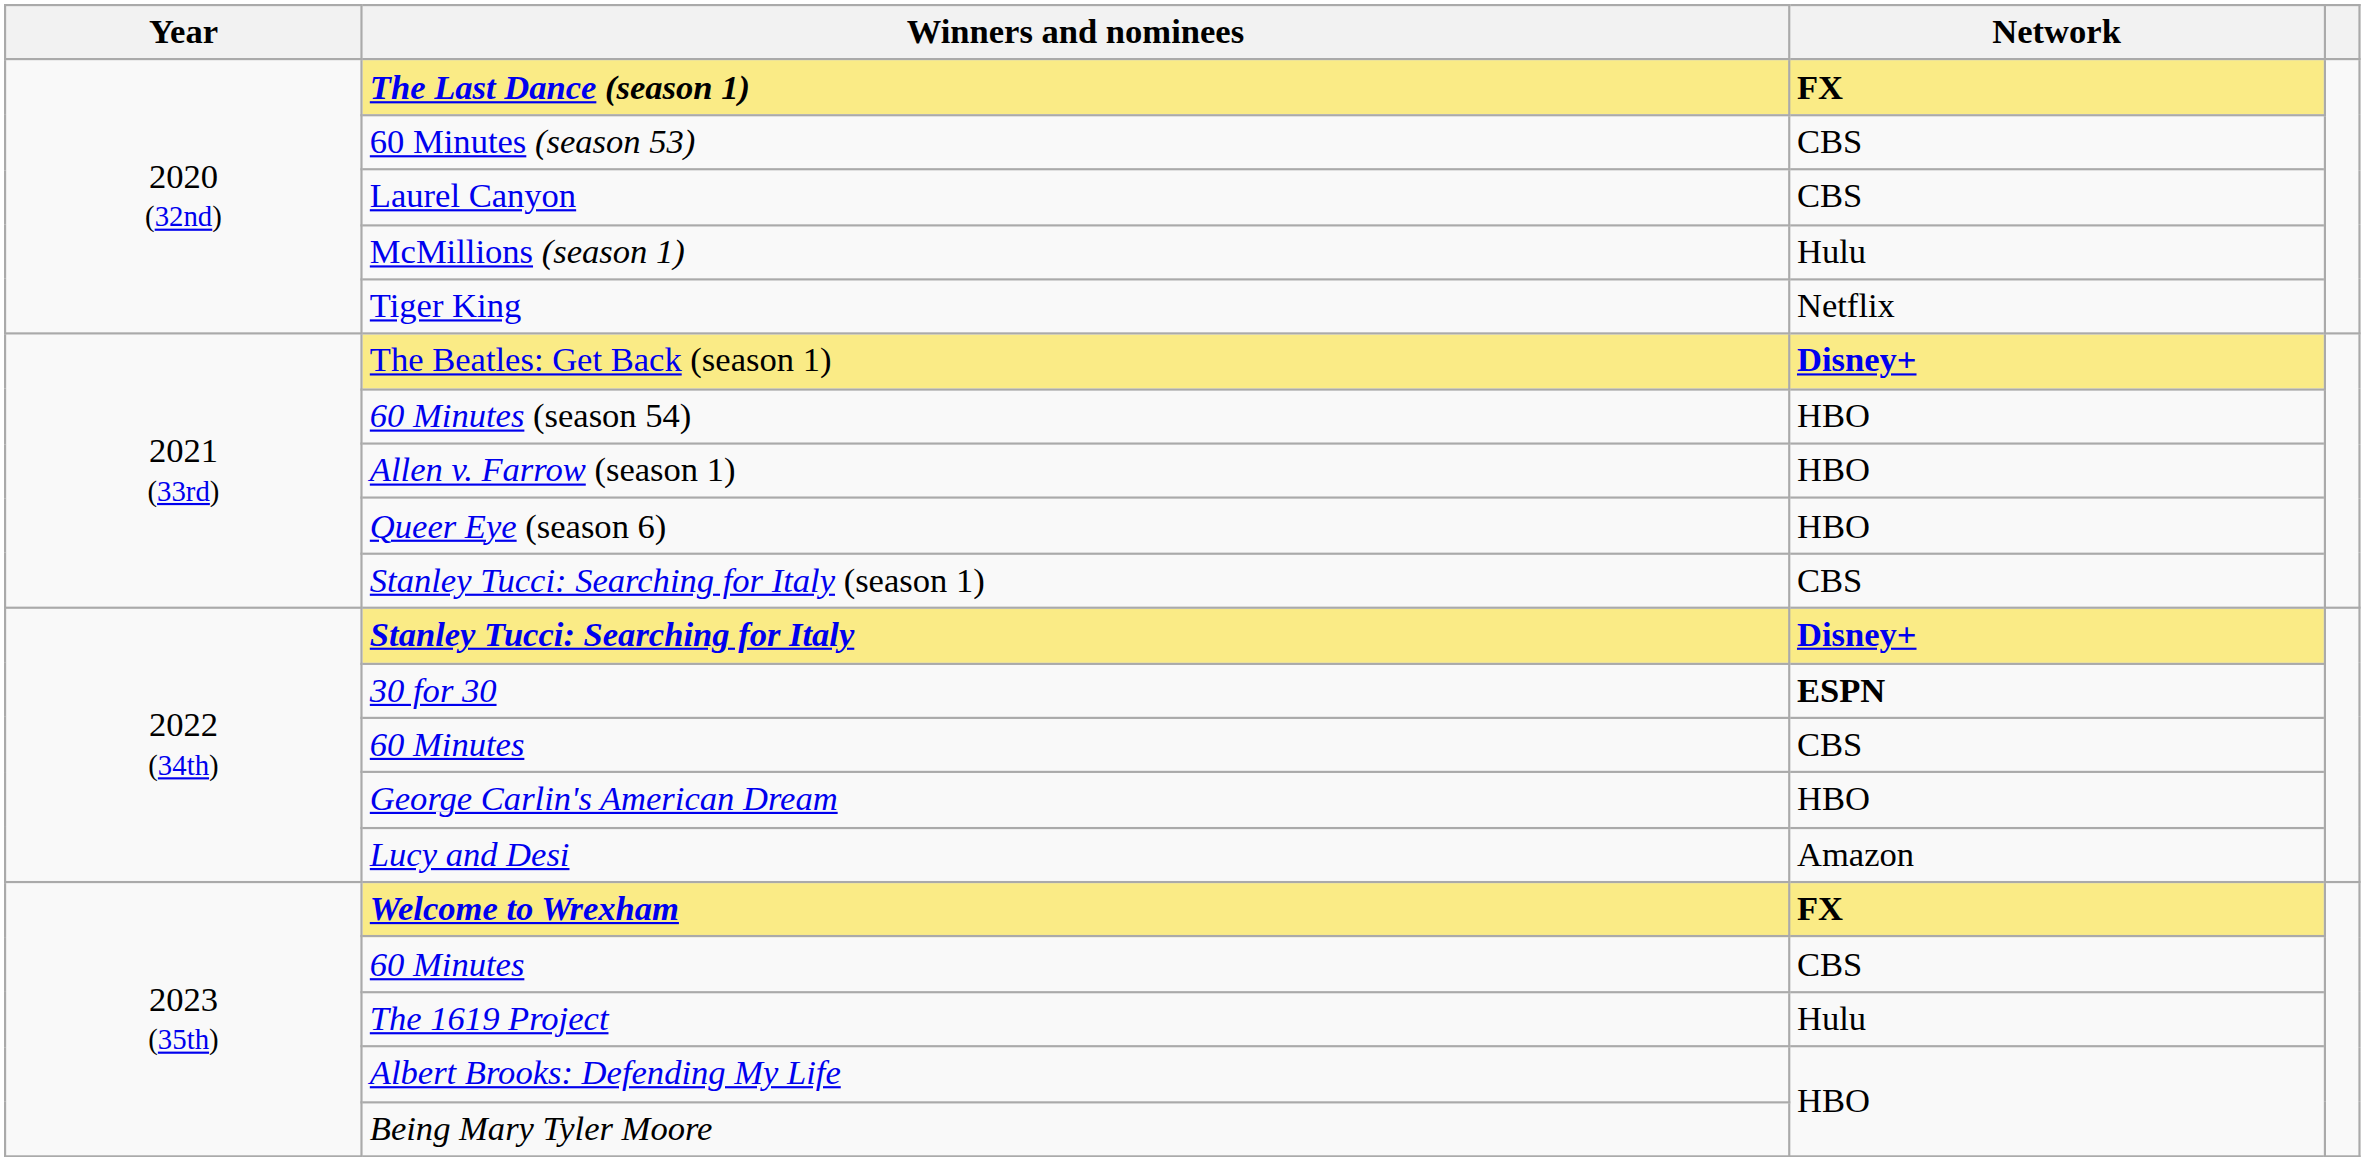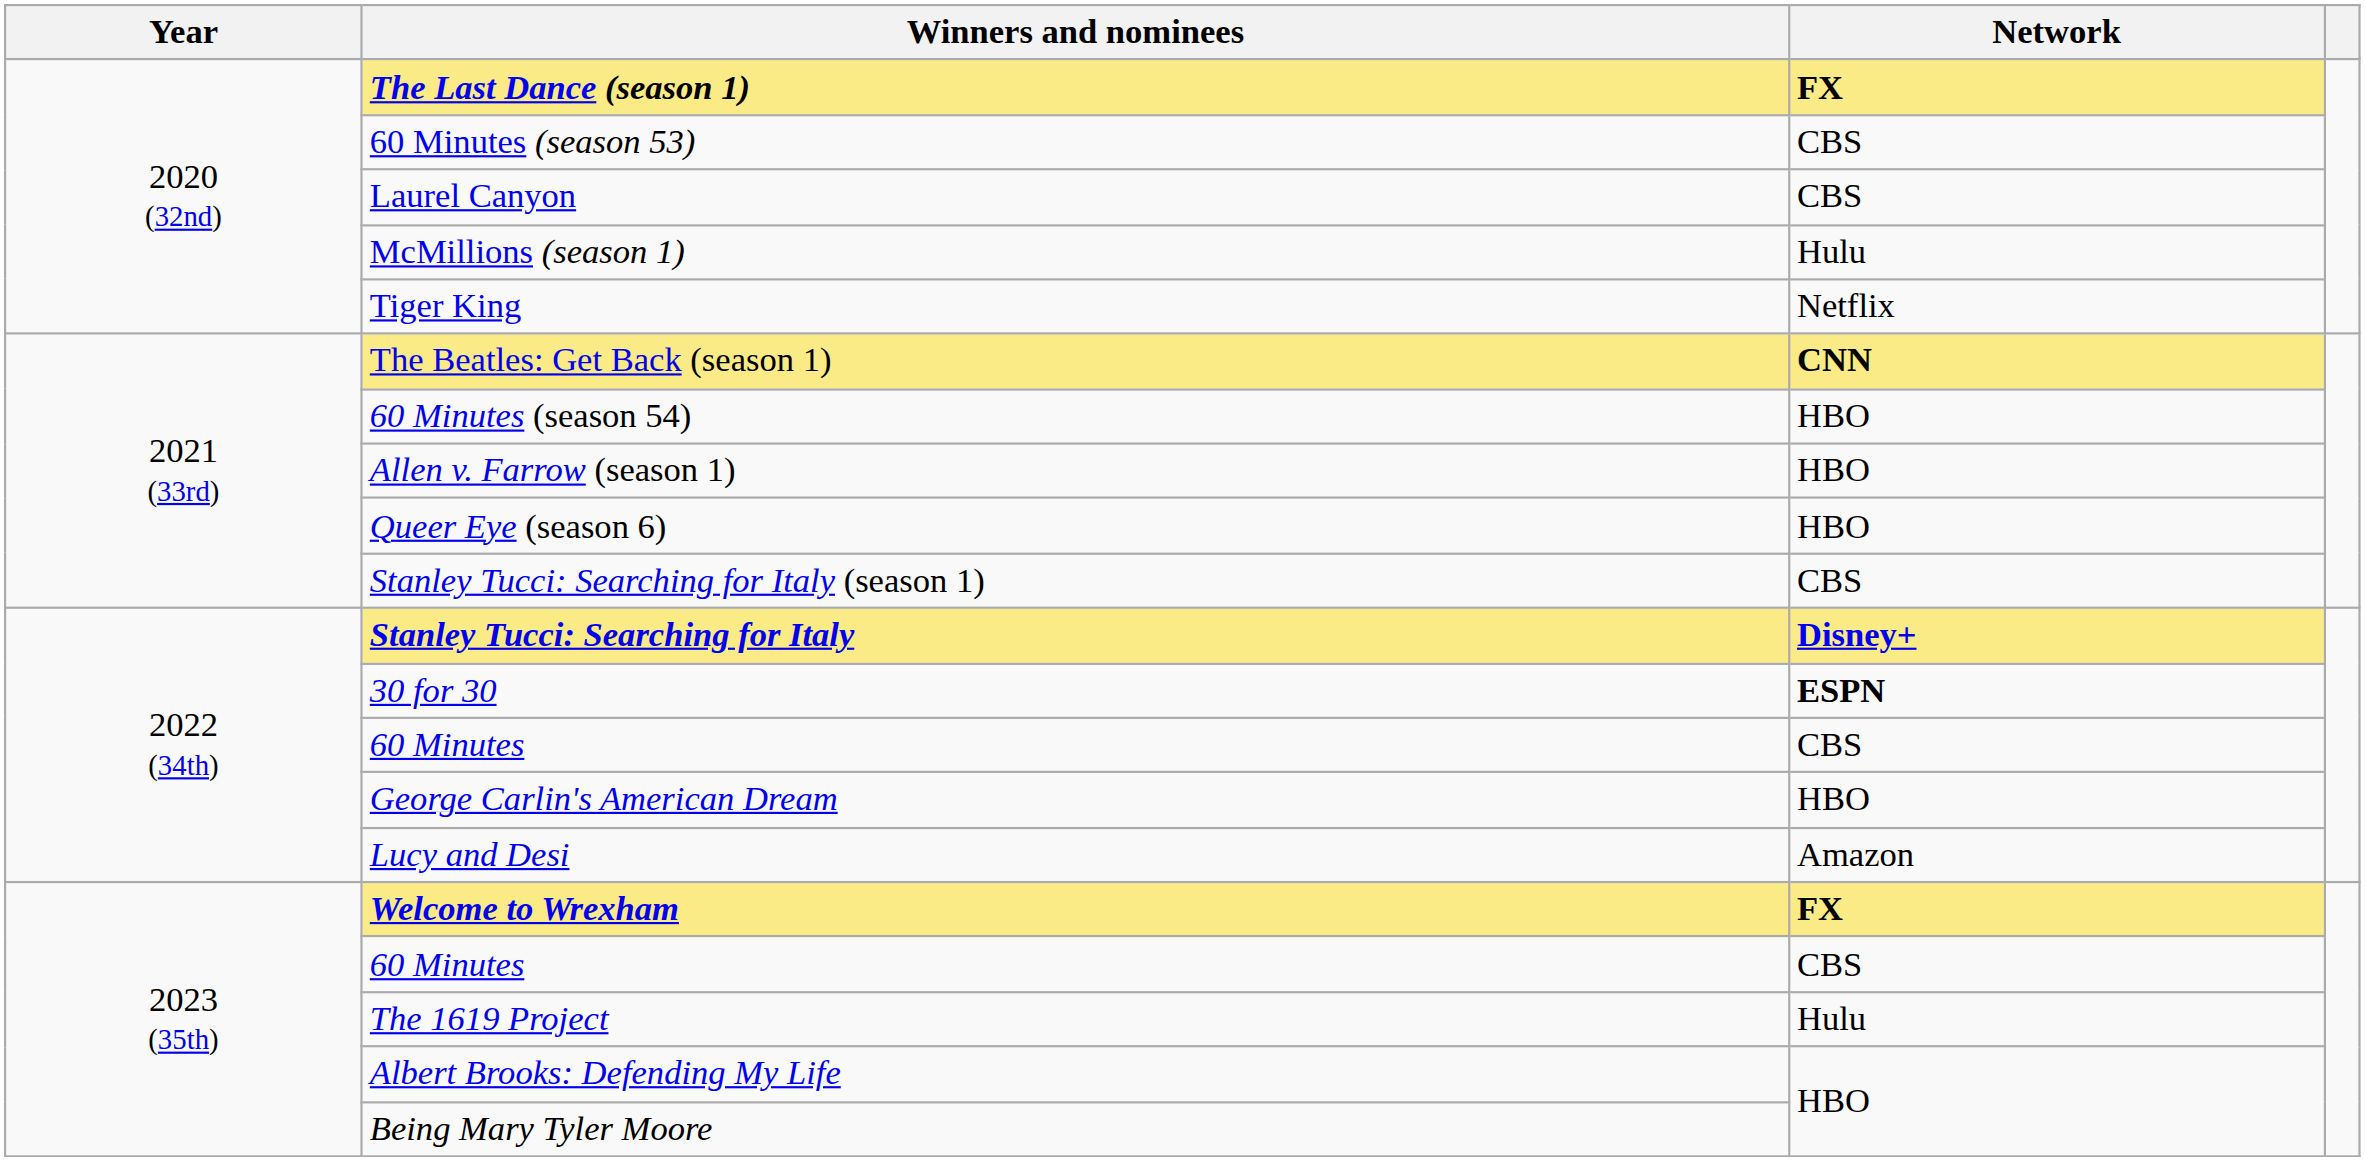(1857, 360) Disney+ -> (1834, 360) CNN
